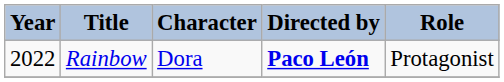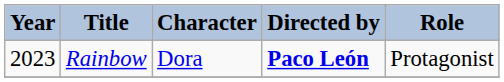(33, 58) 2022 -> (33, 58) 2023
